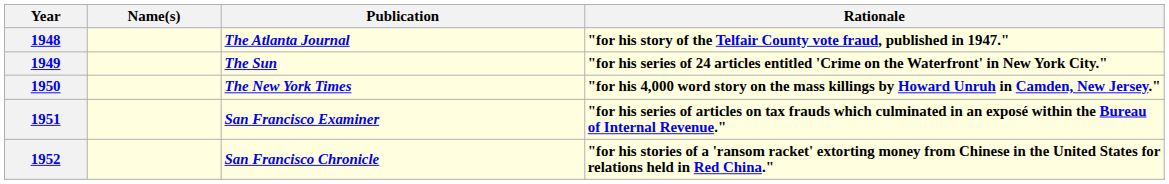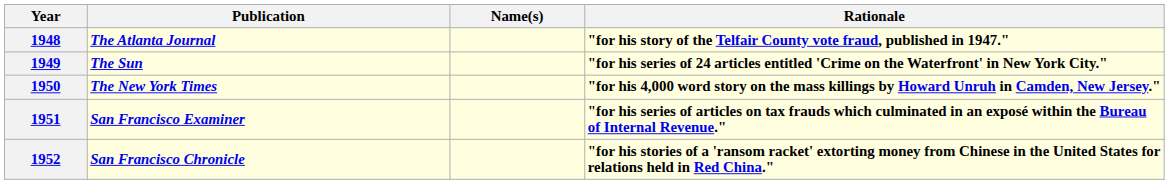columns swapped: (154, 16) <-> (403, 16)
